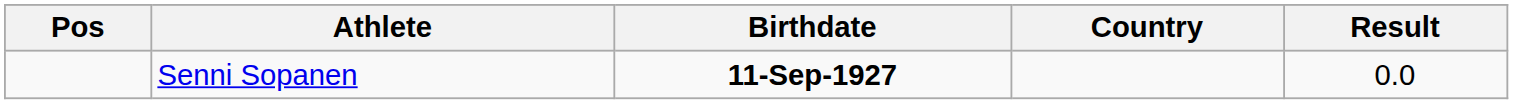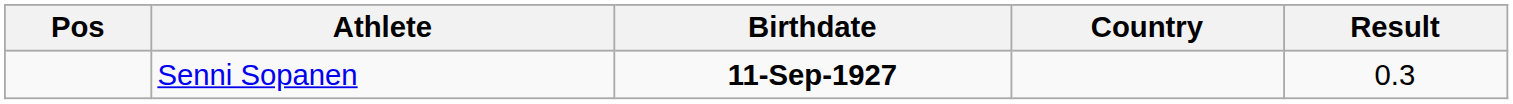(1395, 74) 0.0 -> (1395, 74) 0.3
